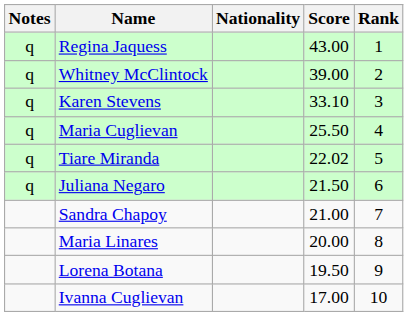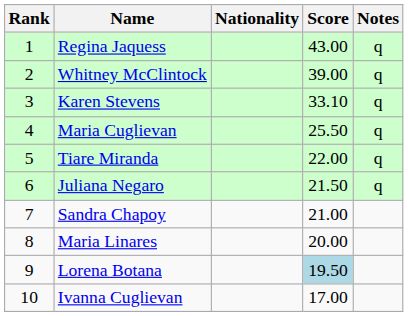columns swapped: (379, 18) <-> (30, 18)
(329, 158) 22.02 -> (328, 158) 22.00
(329, 269) no background -> (328, 269) lightblue background
